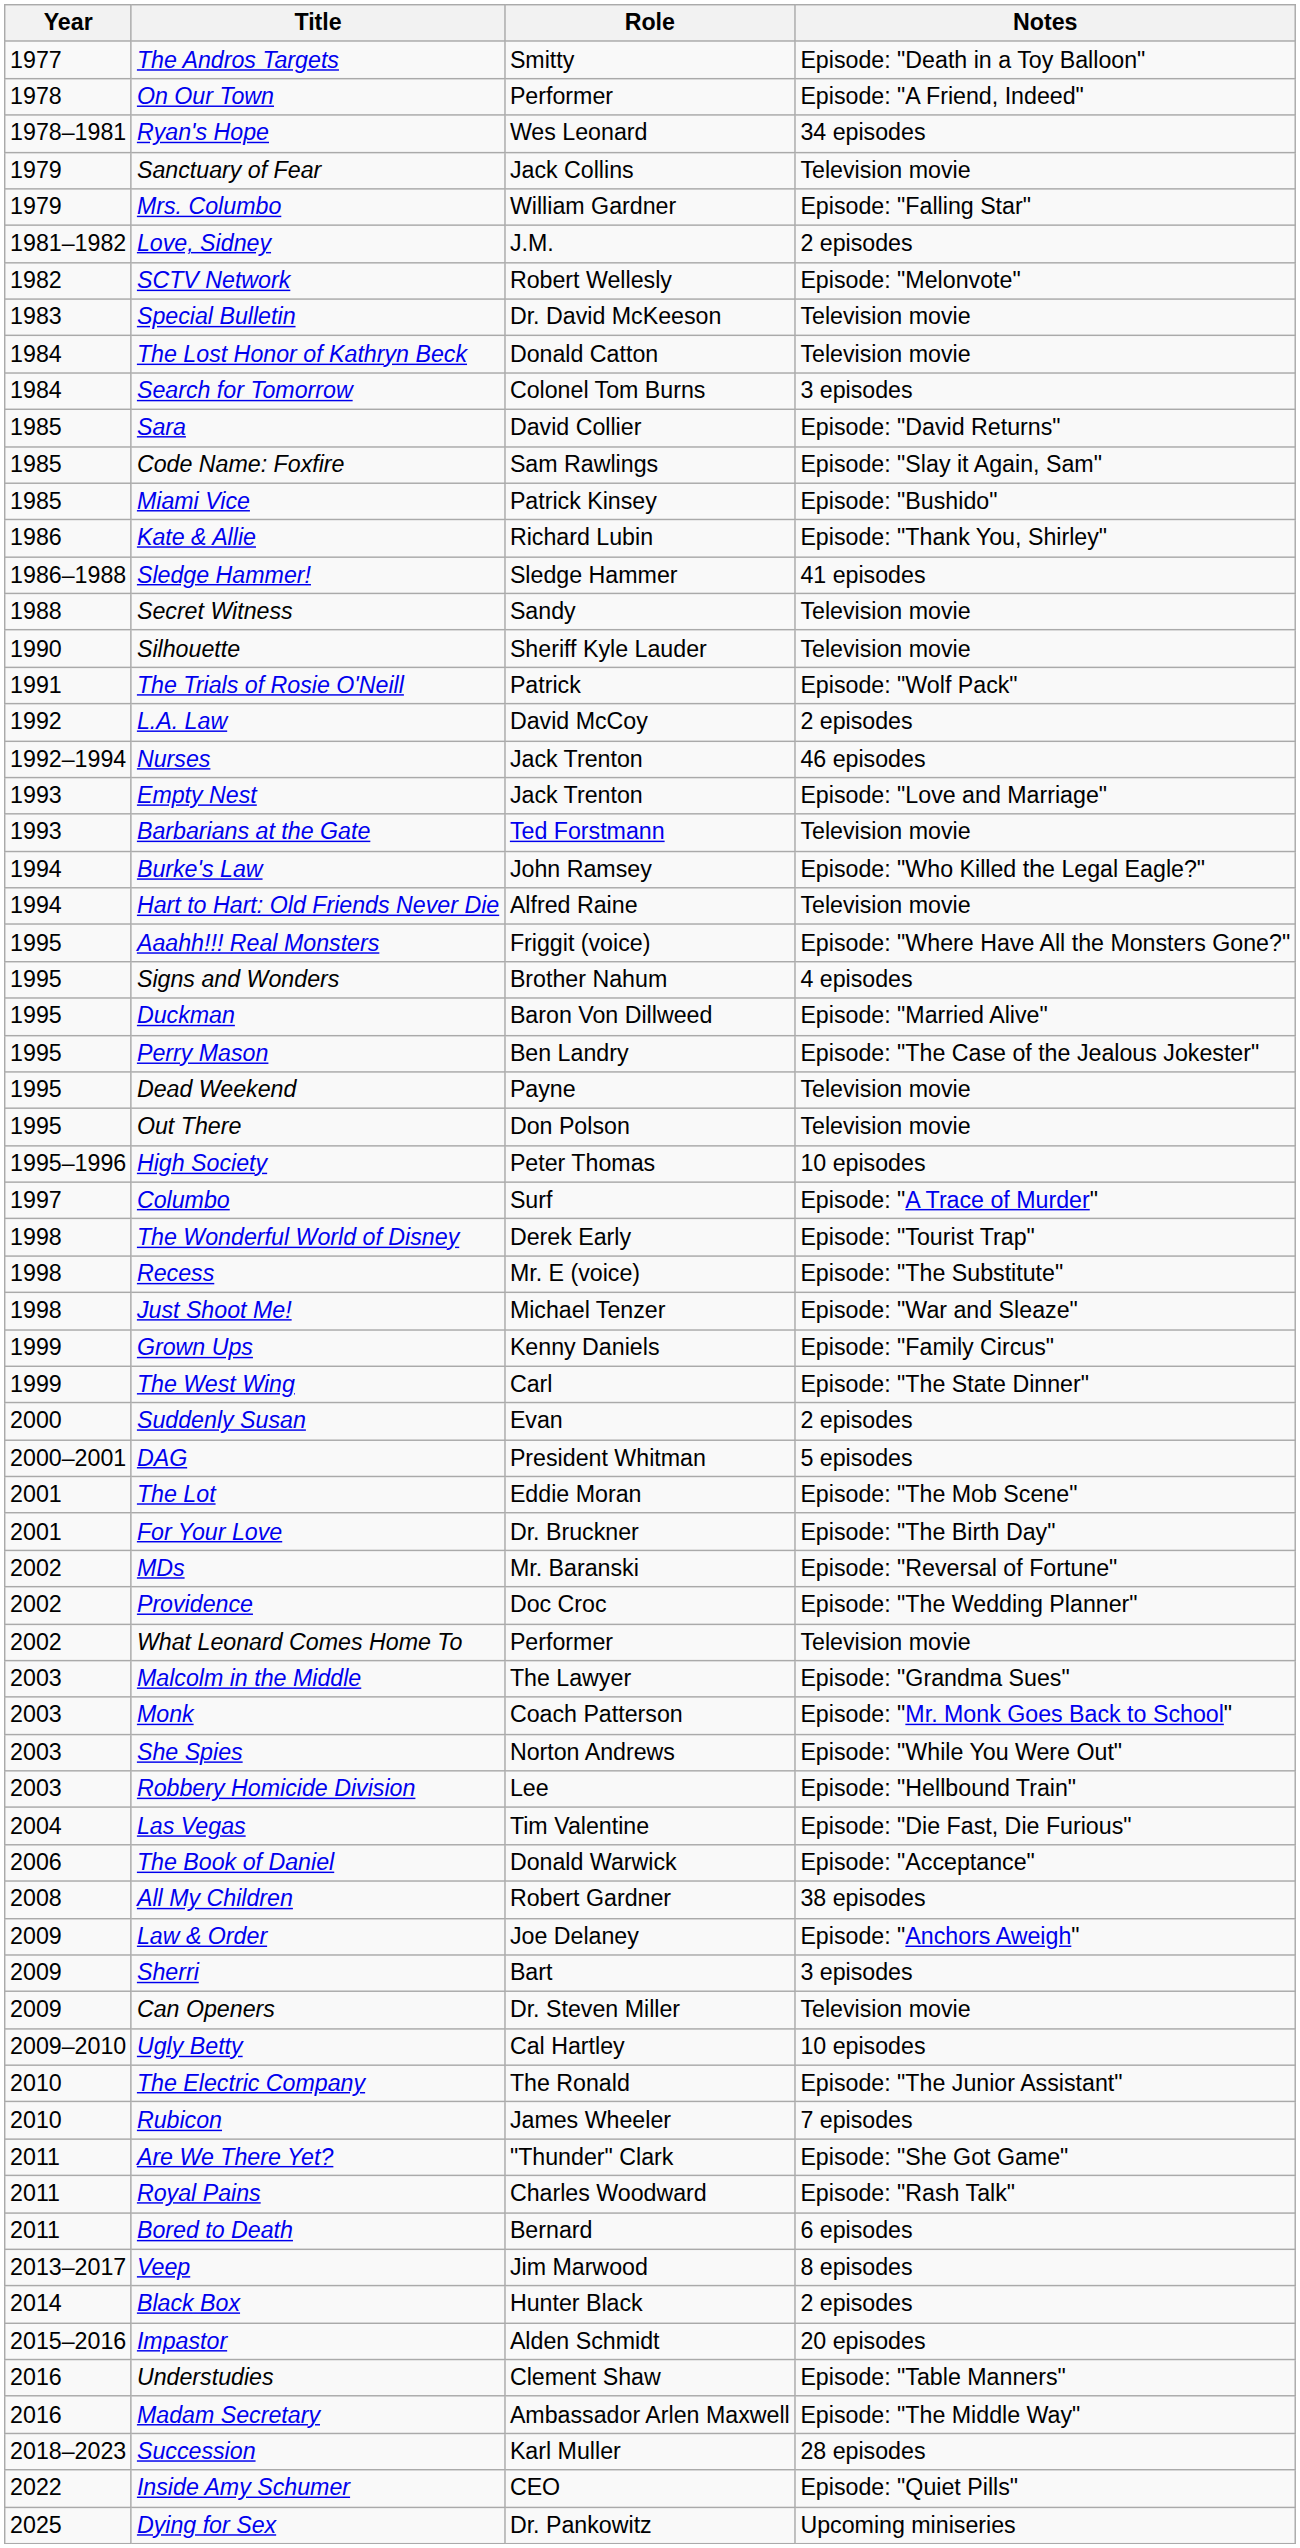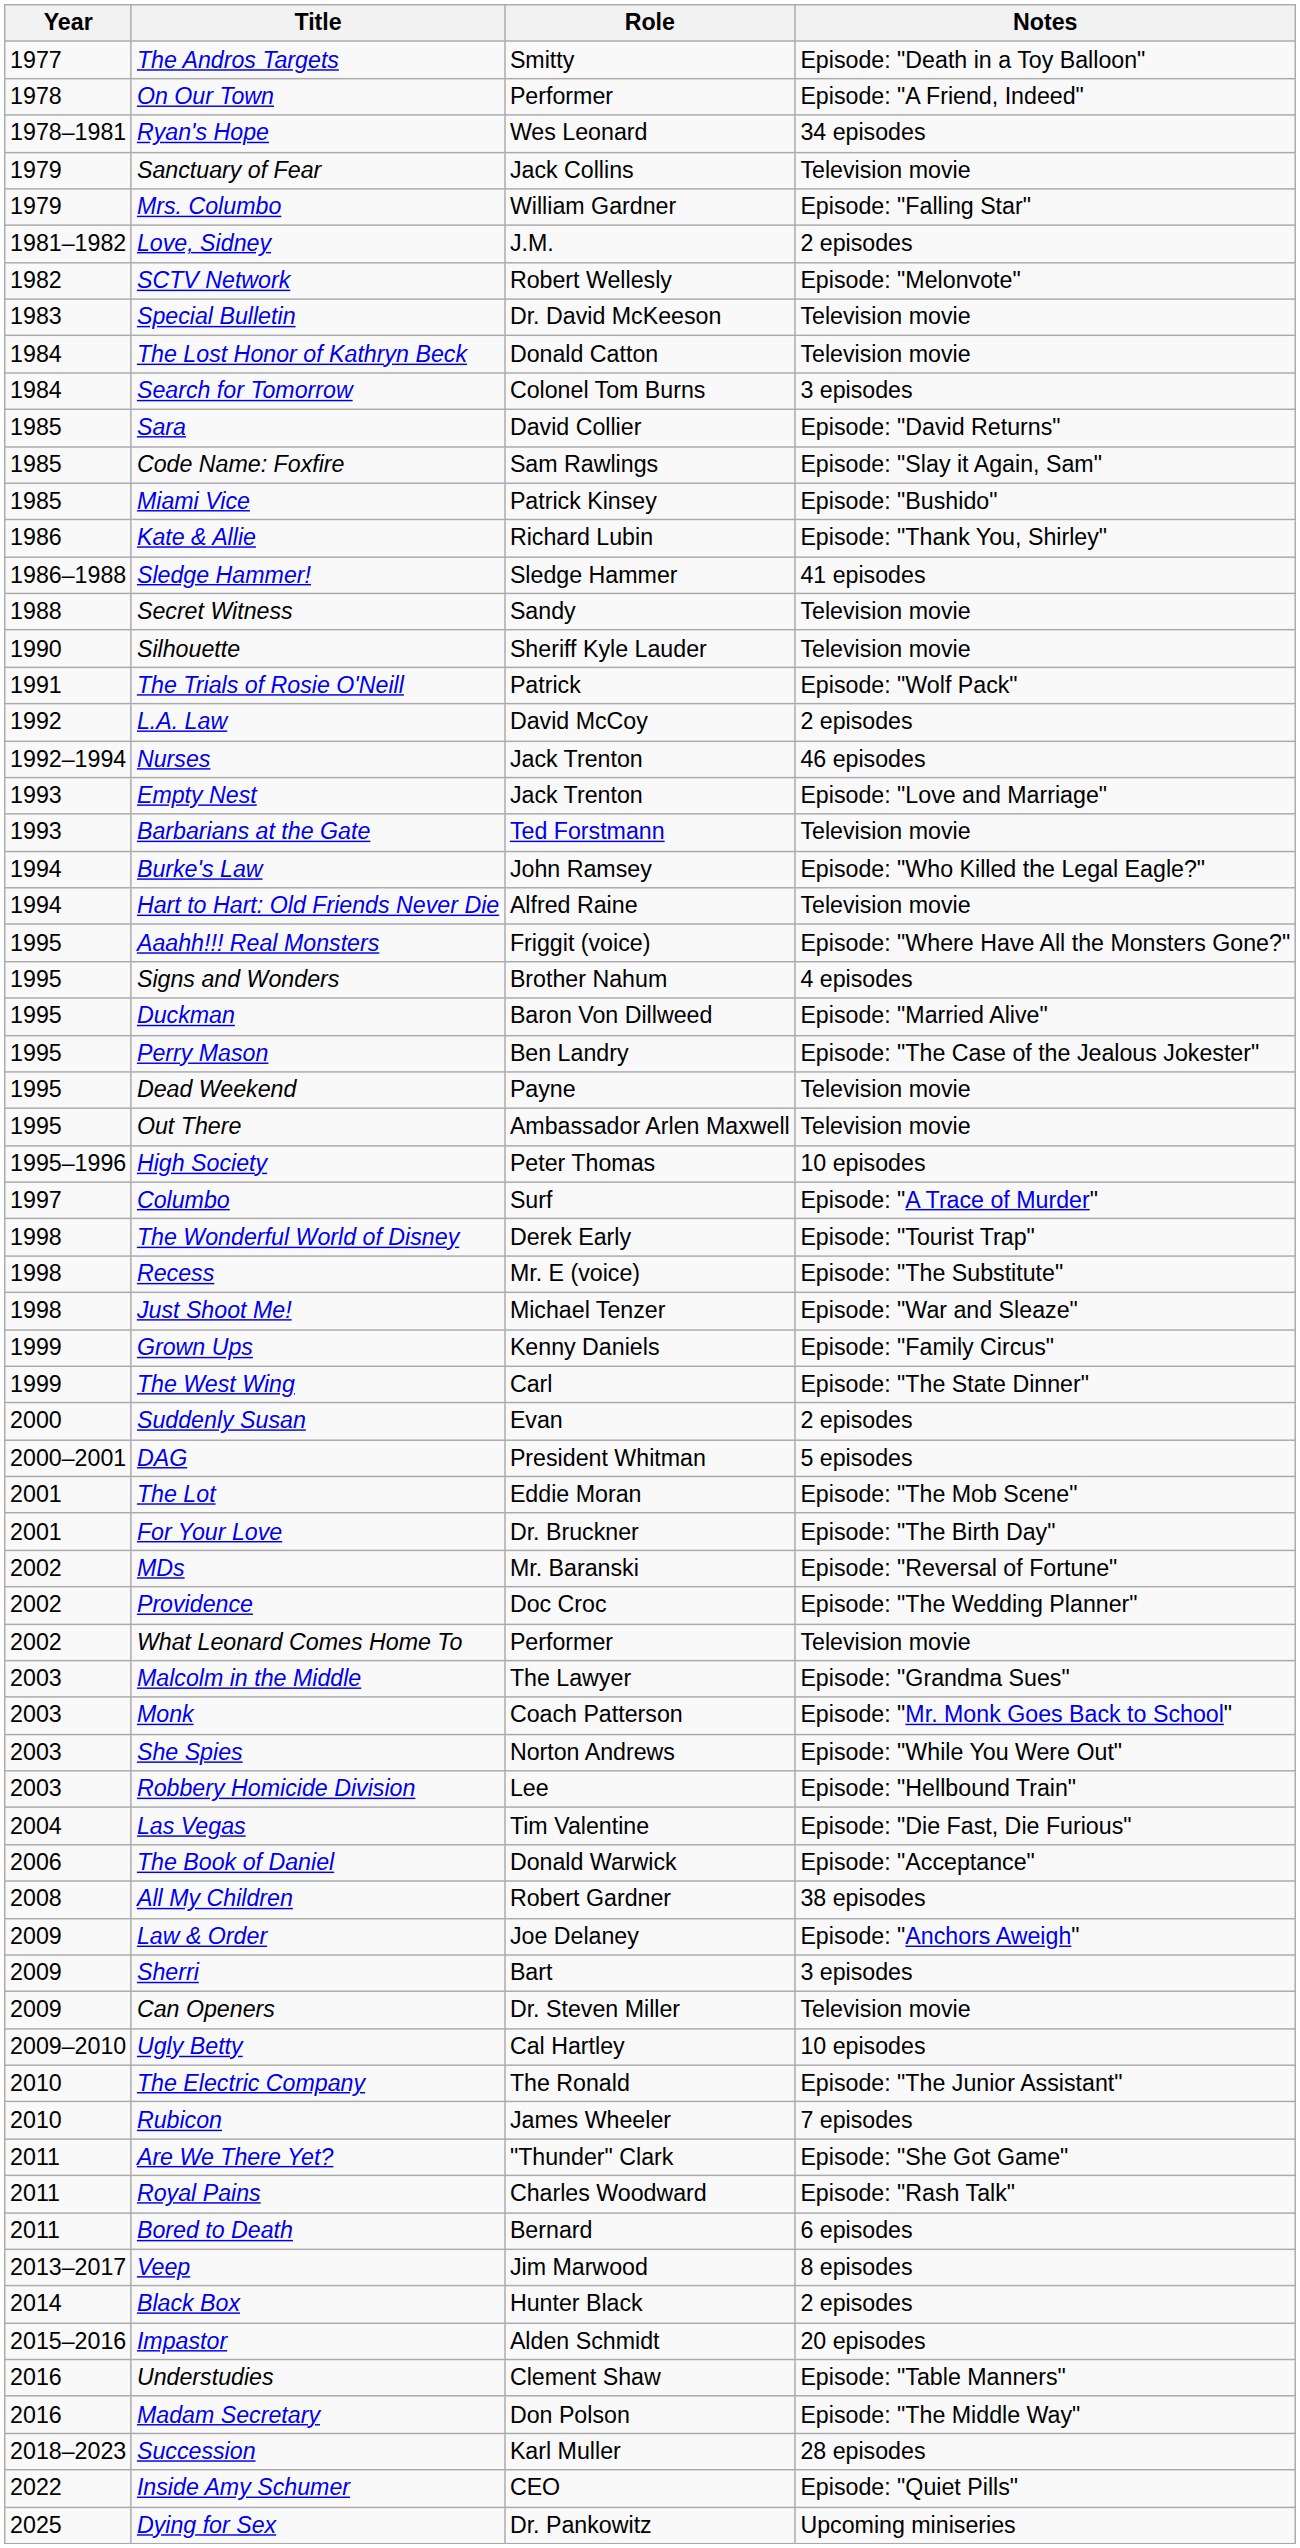(570, 1126) Don Polson -> (650, 1126) Ambassador Arlen Maxwell
(650, 2414) Ambassador Arlen Maxwell -> (570, 2414) Don Polson
